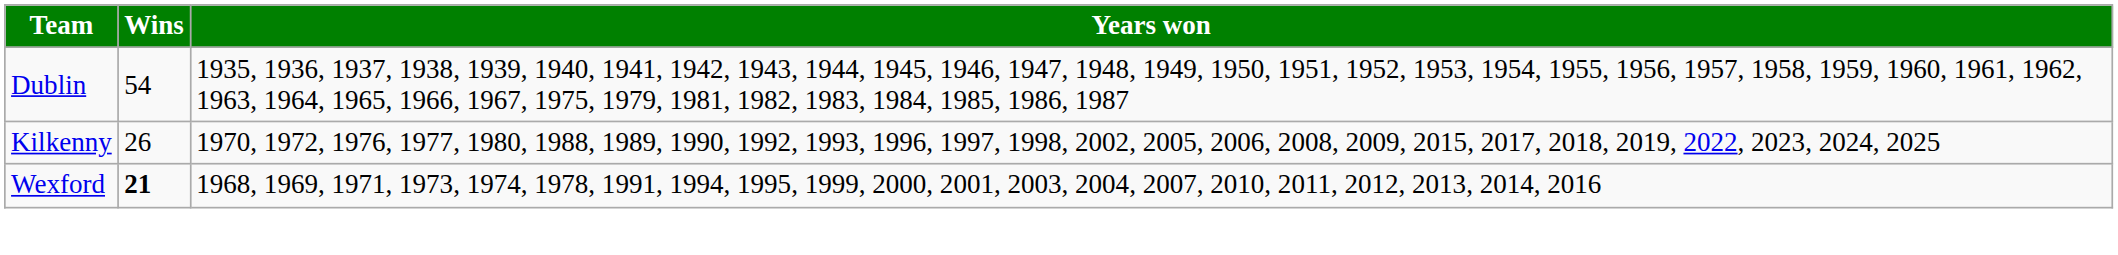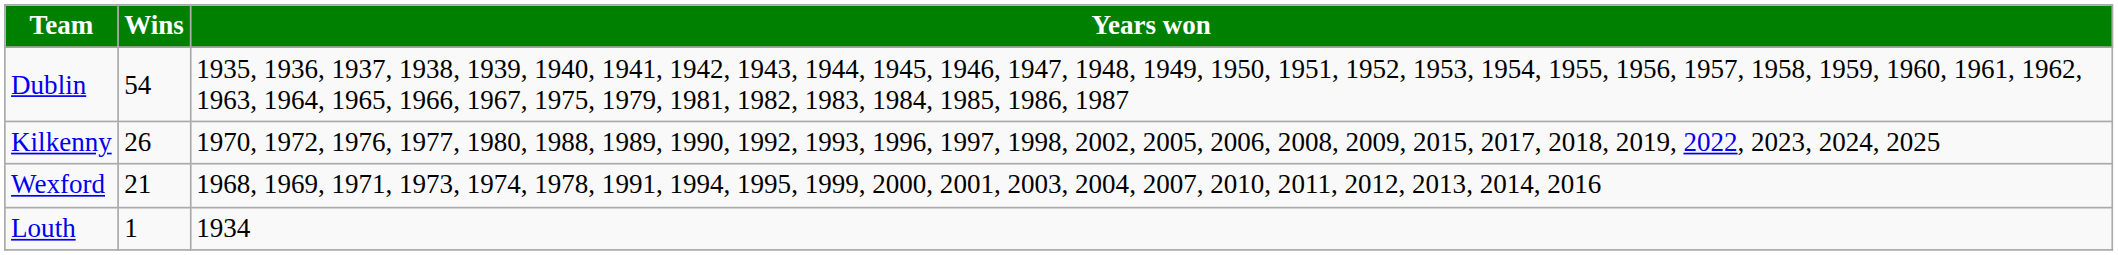(138, 185) bold -> (138, 185) normal
+ row: (43, 227)
